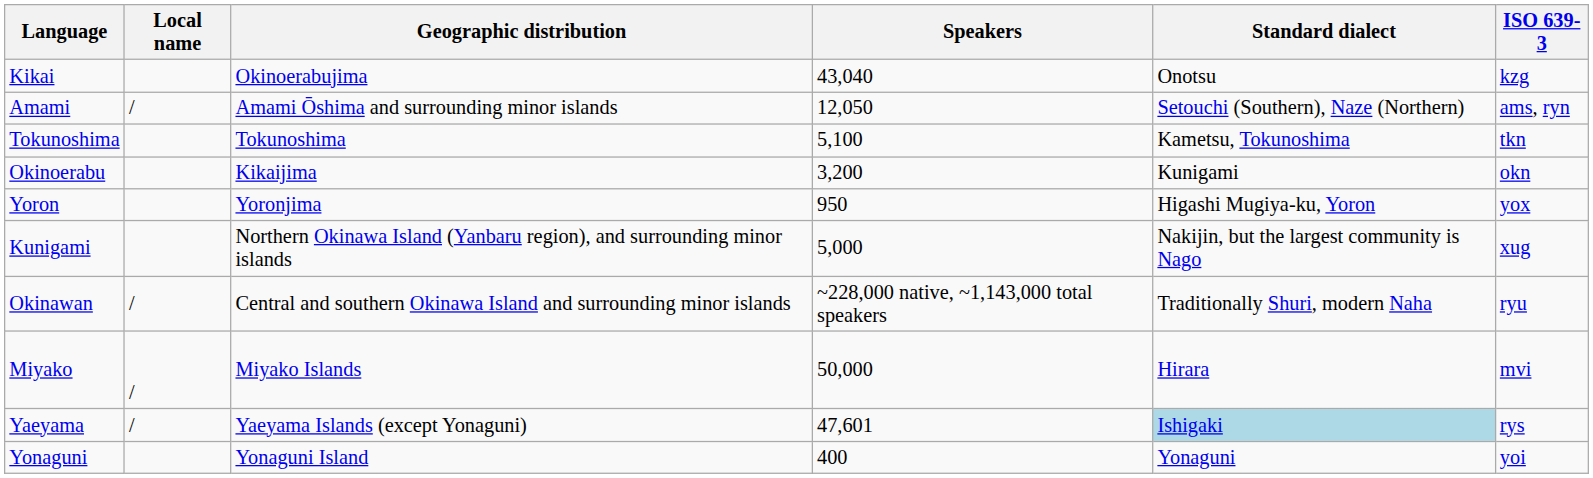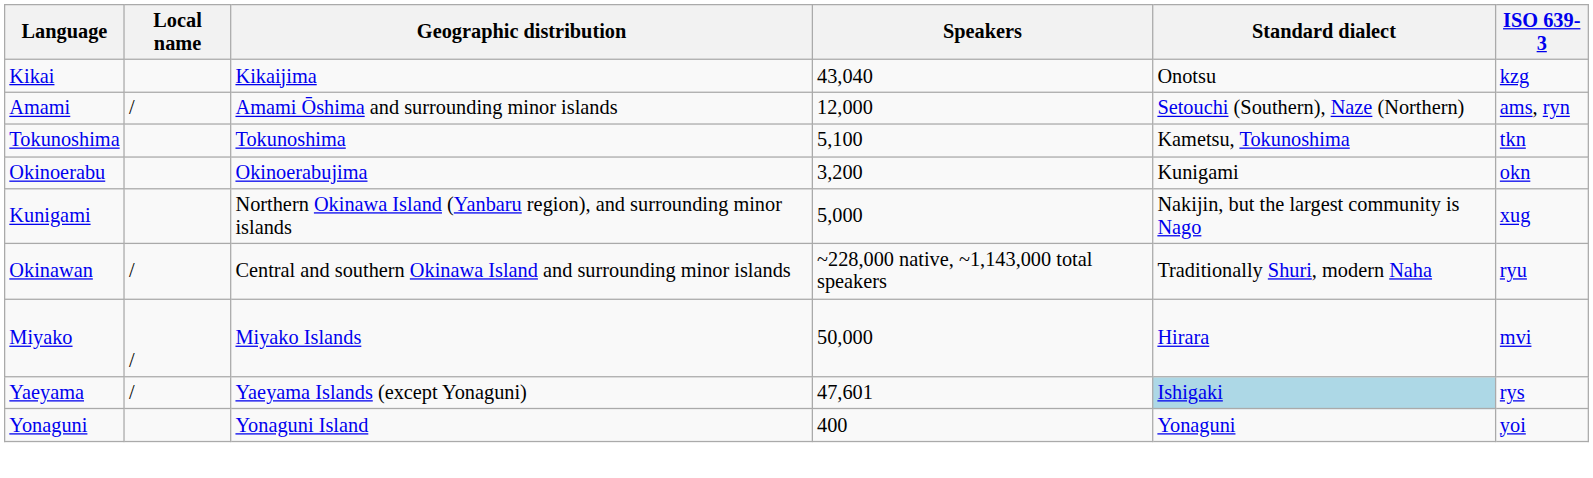(301, 75) Okinoerabujima -> (276, 75) Kikaijima
(845, 107) 12,050 -> (845, 107) 12,000
(276, 172) Kikaijima -> (301, 172) Okinoerabujima
- row: (34, 204)
